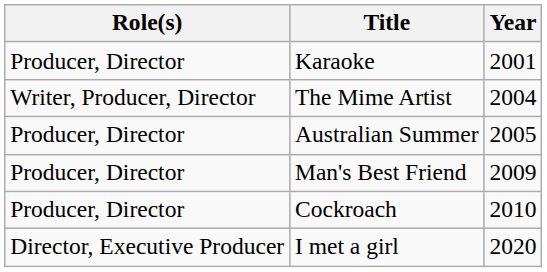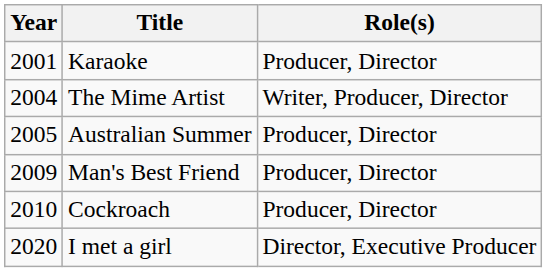columns swapped: (513, 23) <-> (147, 23)
